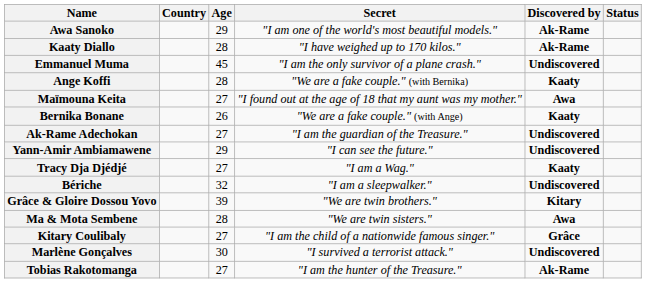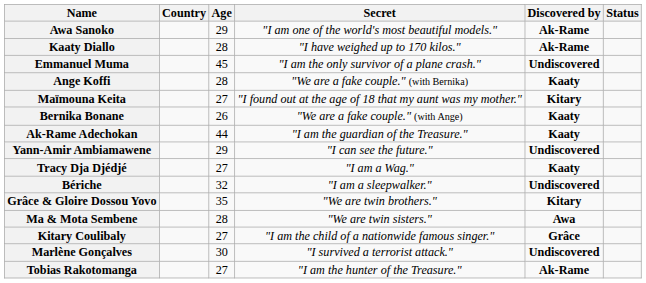(564, 99) Awa -> (564, 99) Kitary
(222, 133) 27 -> (222, 133) 44
(564, 133) Undiscovered -> (564, 133) Kaaty
(222, 201) 39 -> (222, 201) 35
